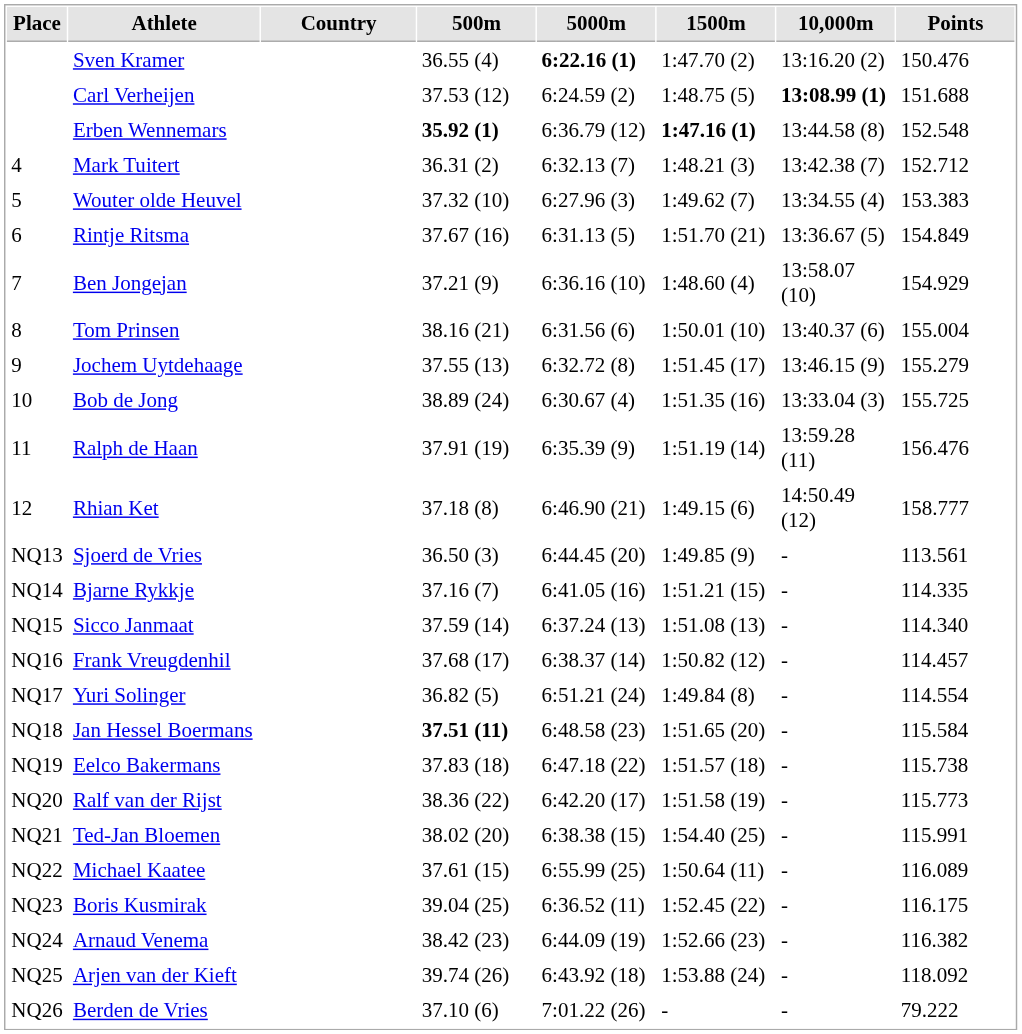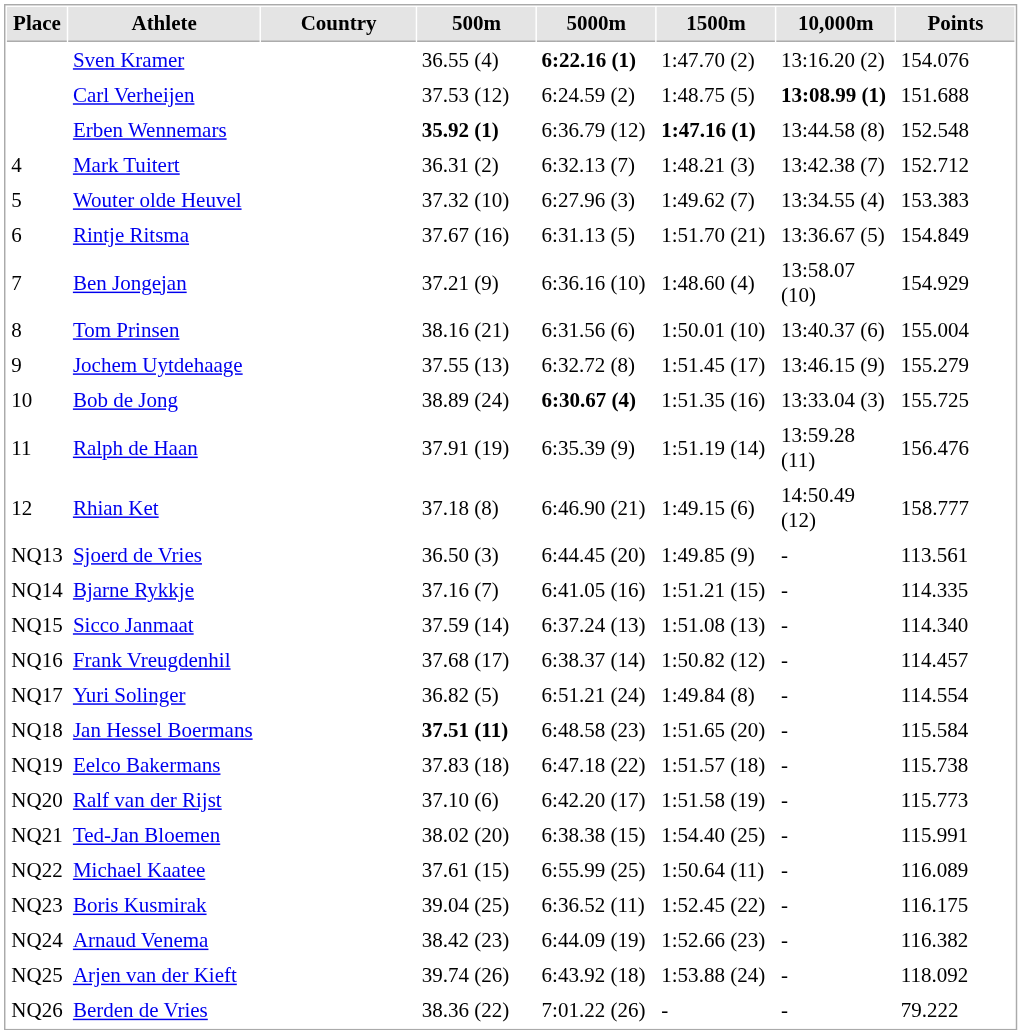(935, 59) 150.476 -> (935, 59) 154.076
(588, 400) normal -> (589, 400) bold
(466, 800) 38.36 (22) -> (460, 800) 37.10 (6)
(460, 1010) 37.10 (6) -> (466, 1010) 38.36 (22)
